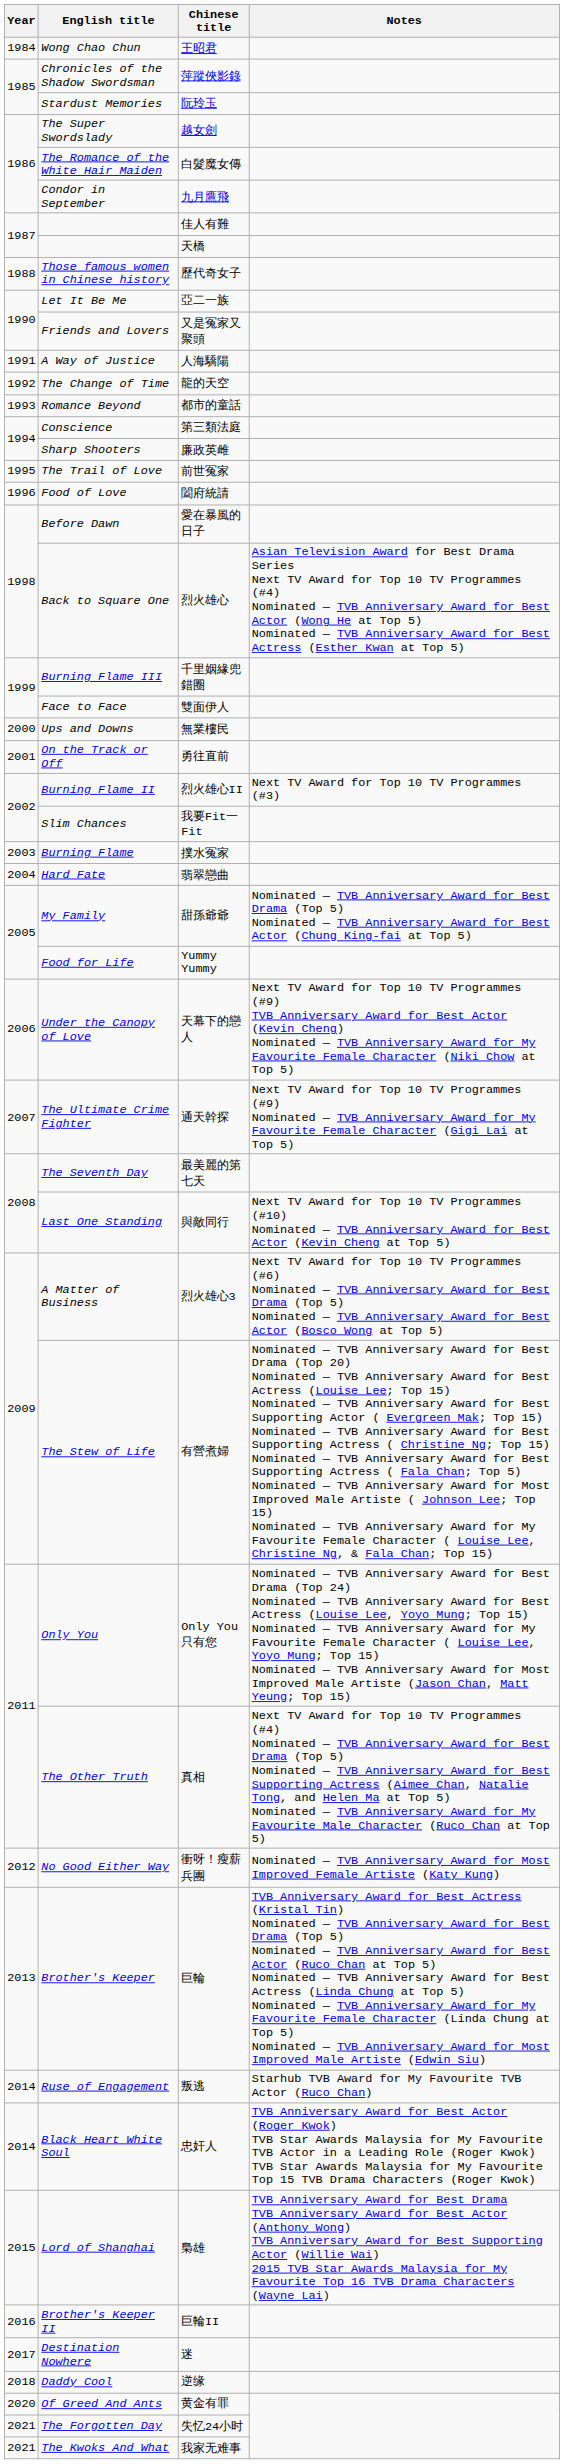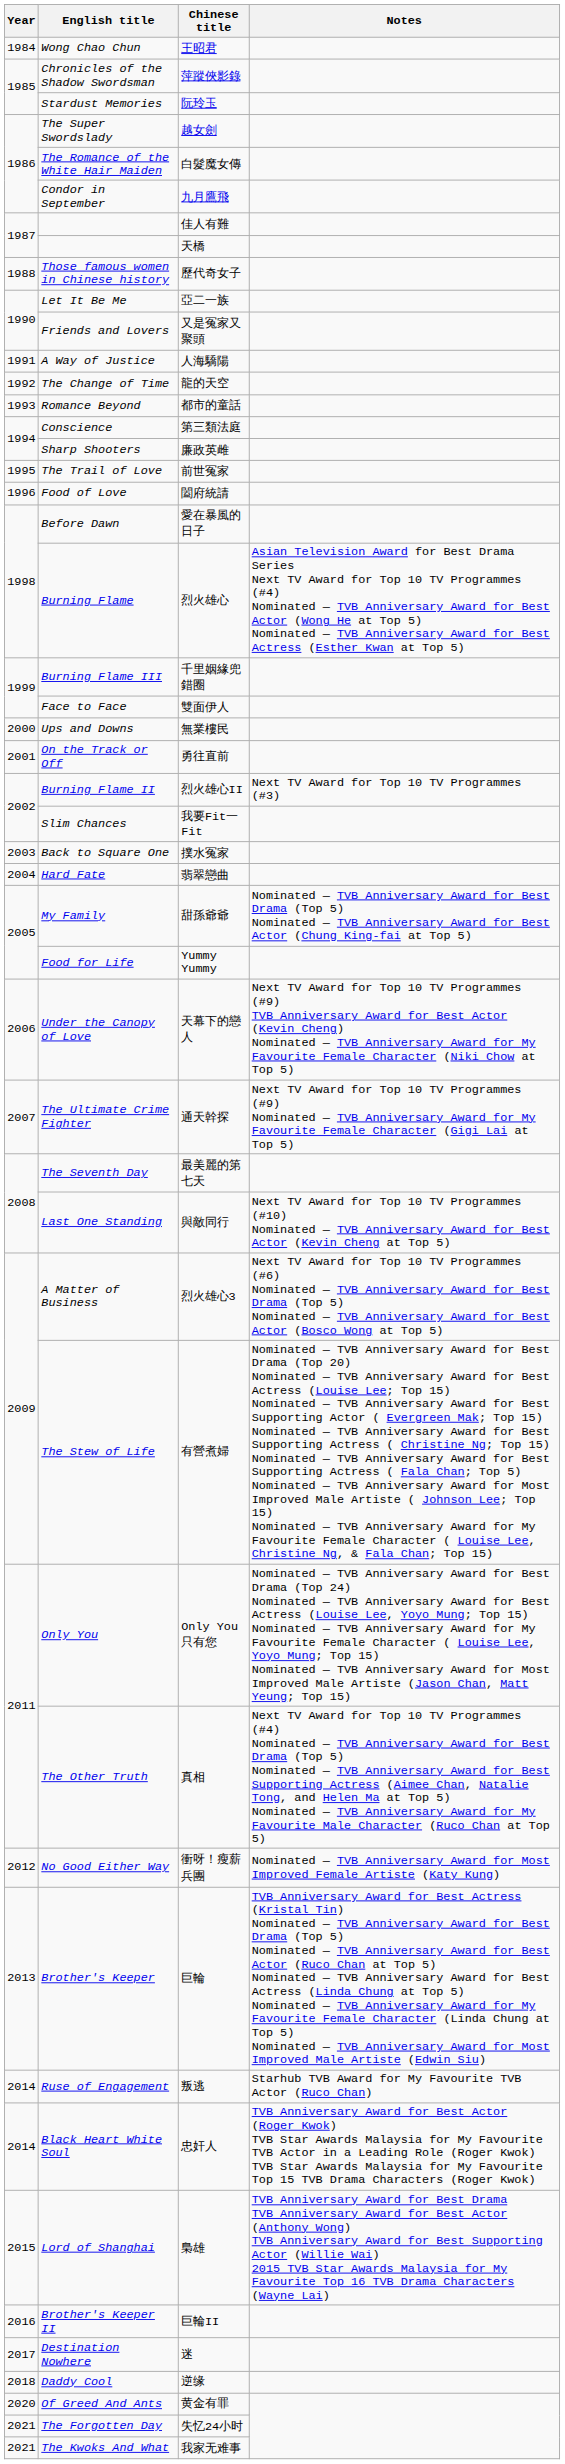(105, 600) Back to Square One -> (87, 600) Burning Flame
(87, 853) Burning Flame -> (105, 853) Back to Square One
